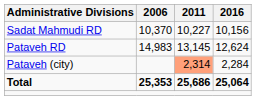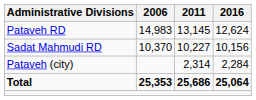rows swapped: (36, 47) <-> (54, 30)
(197, 64) lightsalmon background -> (197, 64) no background
